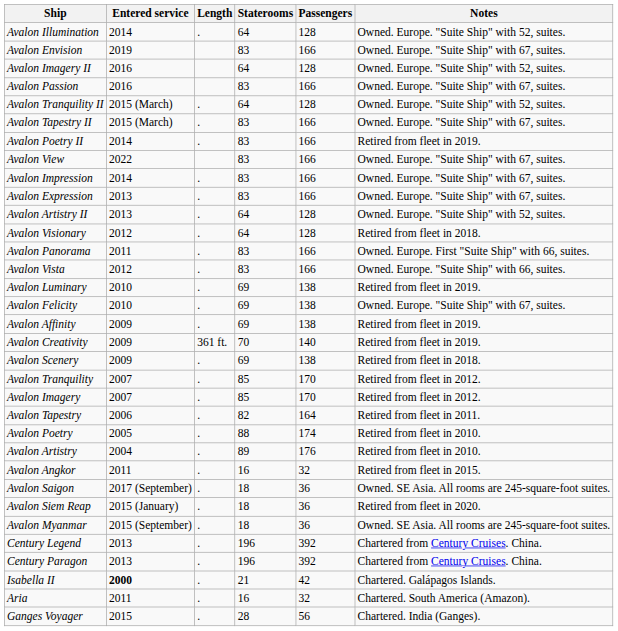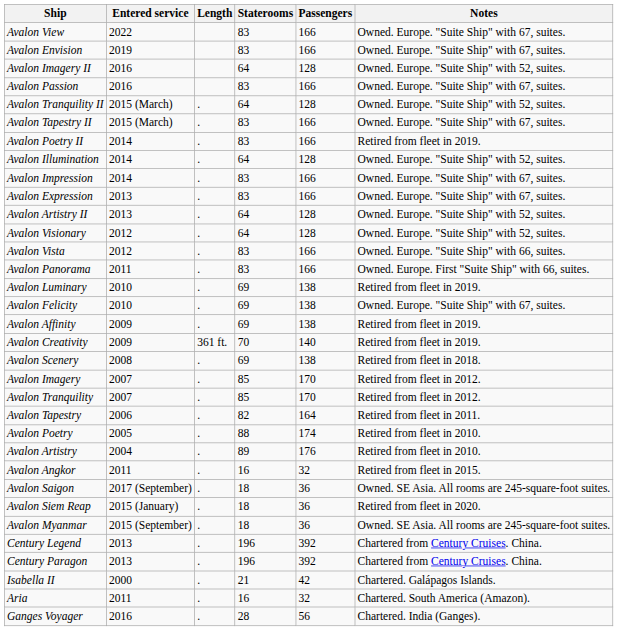rows swapped: (36, 159) <-> (53, 31)
(419, 232) Retired from fleet in 2018. -> (461, 232) Owned. Europe. "Suite Ship" with 52, suites.
rows swapped: (36, 269) <-> (49, 251)
(120, 360) 2009 -> (120, 360) 2008
rows swapped: (44, 397) <-> (50, 379)
(120, 580) bold -> (120, 580) normal
(120, 616) 2015 -> (120, 616) 2016
